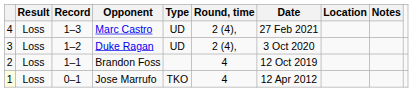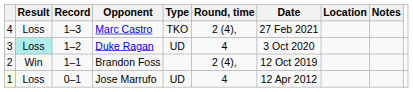(177, 29) UD -> (177, 29) TKO
(33, 46) no background -> (33, 46) paleturquoise background
(224, 46) 2 (4), -> (224, 46) 4
(33, 63) Loss -> (33, 63) Win
(224, 63) 4 -> (224, 63) 2 (4),
(177, 79) TKO -> (177, 79) UD
